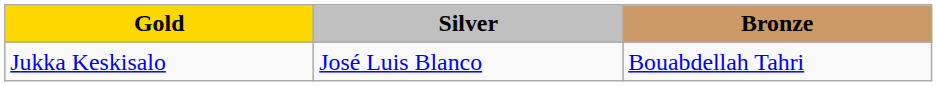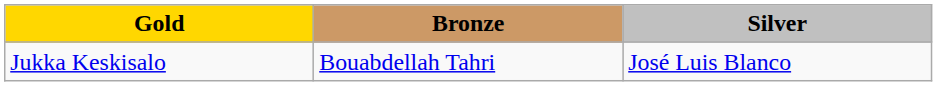columns swapped: (468, 23) <-> (777, 23)
